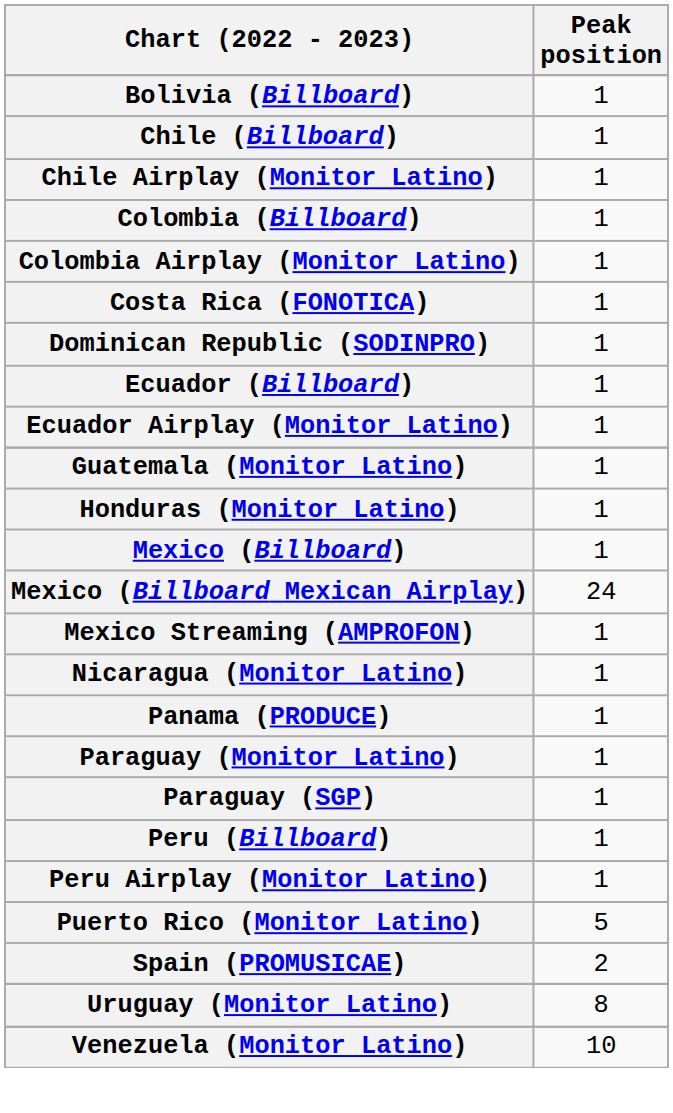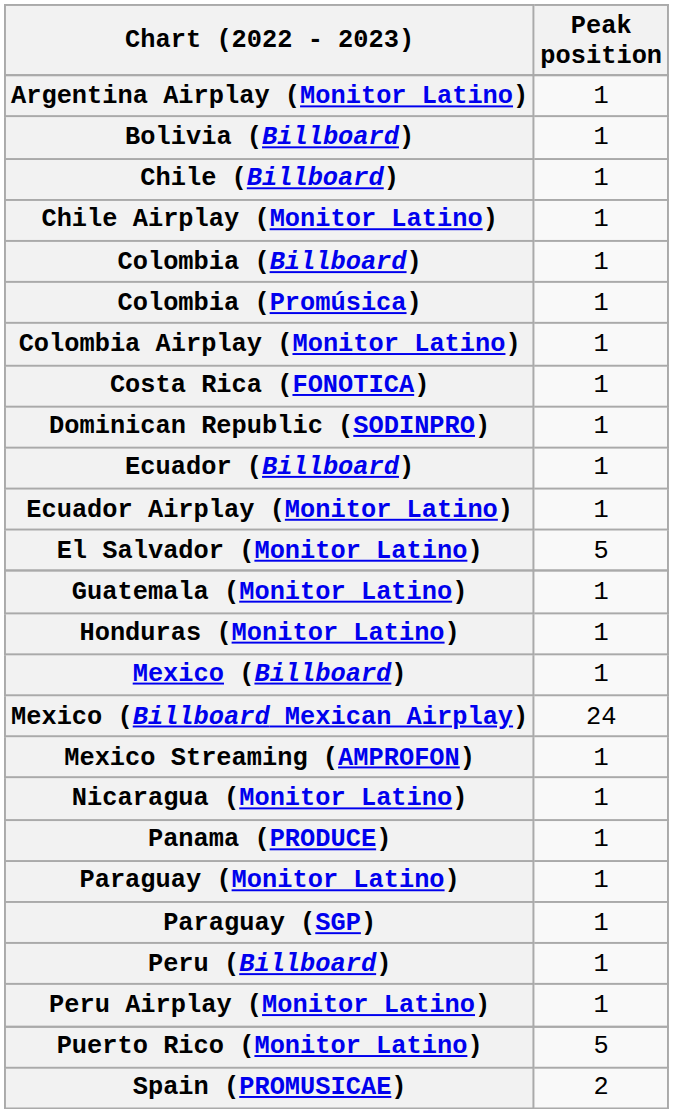+ row: (270, 96)
+ row: (270, 303)
+ row: (270, 551)
- row: (270, 1005)
- row: (270, 1046)
